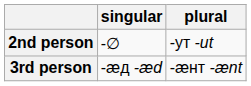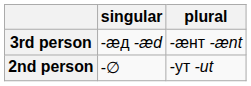rows swapped: (51, 42) <-> (51, 68)
